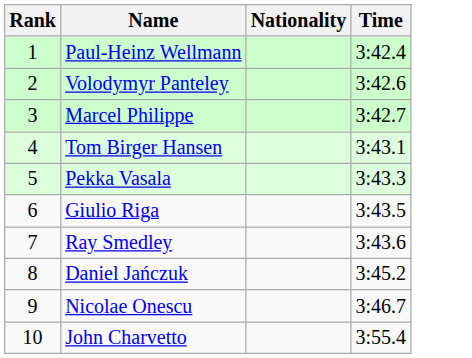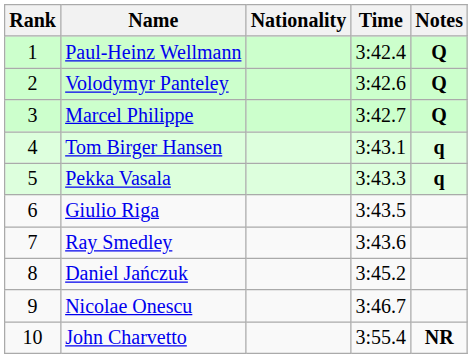+ column: (439, 20)
